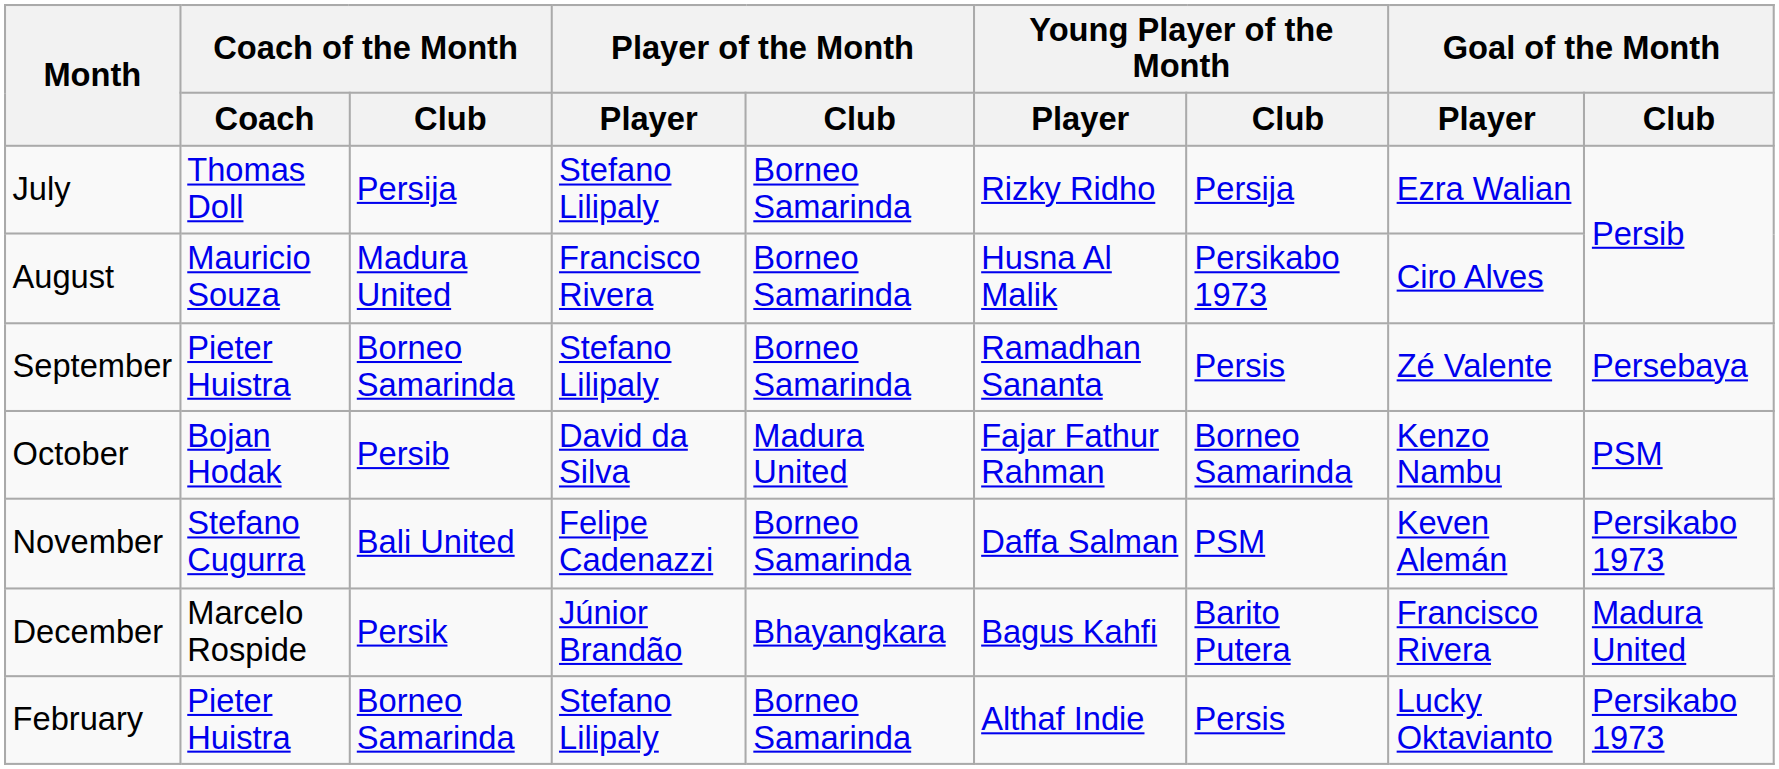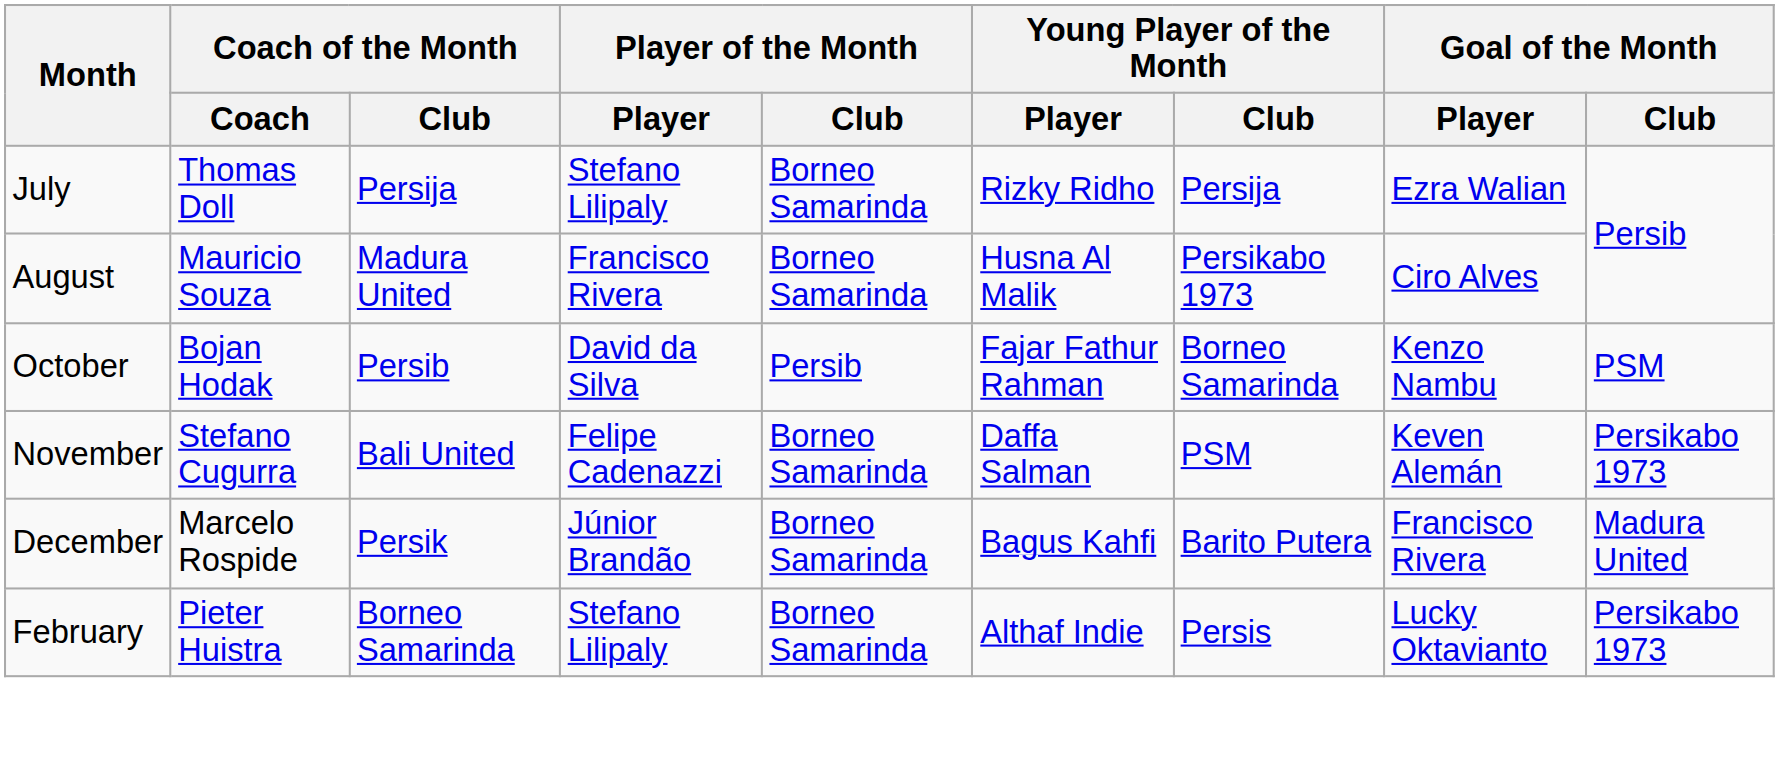- row: (92, 365)
(809, 454) Madura United -> (816, 365) Persib
(850, 631) Bhayangkara -> (848, 542) Borneo Samarinda
